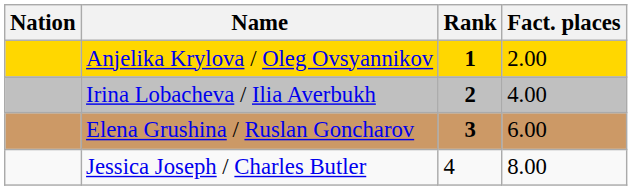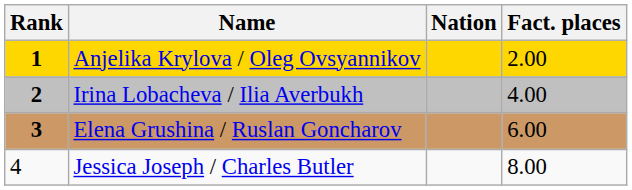columns swapped: (470, 22) <-> (43, 22)
